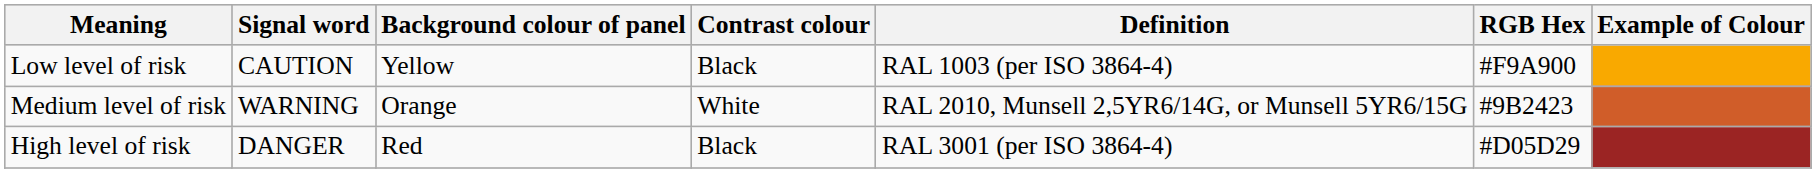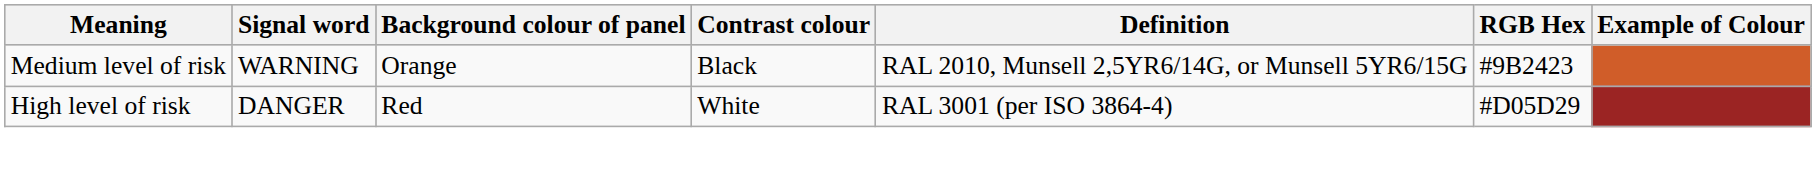- row: (99, 65)
(729, 106) White -> (727, 65) Black
(727, 146) Black -> (729, 106) White
